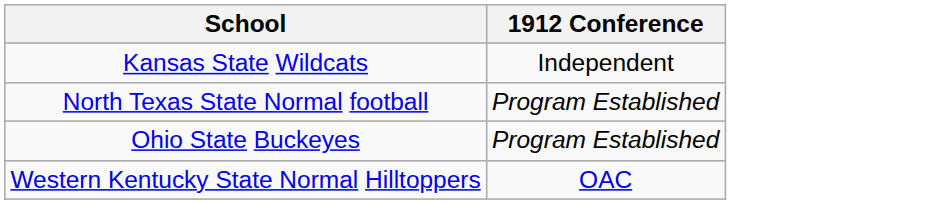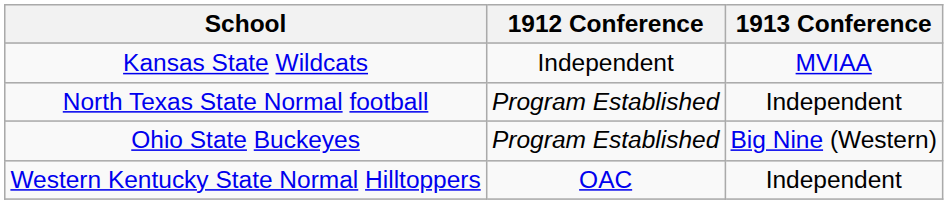+ column: (834, 23)
